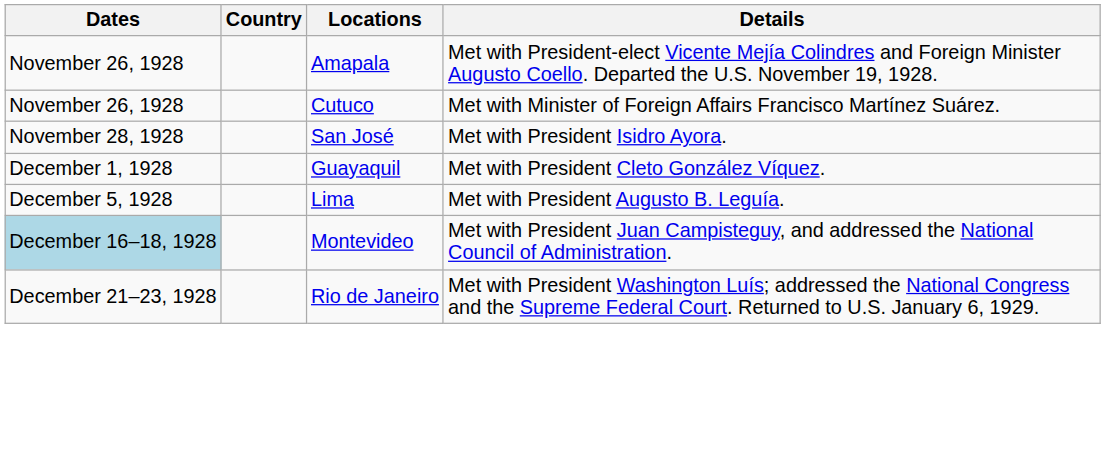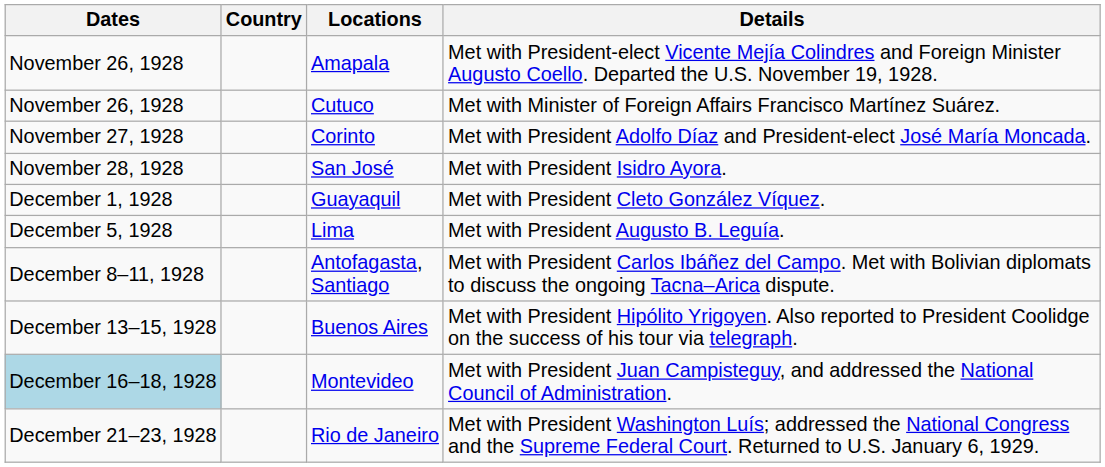+ row: (343, 136)
+ row: (367, 273)
+ row: (369, 327)
